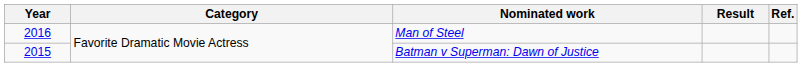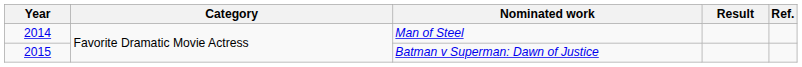(38, 33) 2016 -> (38, 33) 2014
